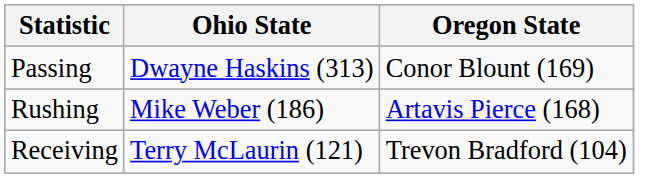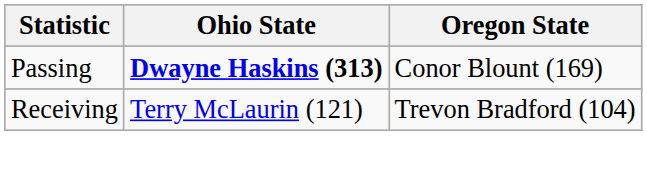(252, 67) normal -> (256, 67) bold
- row: (55, 109)
